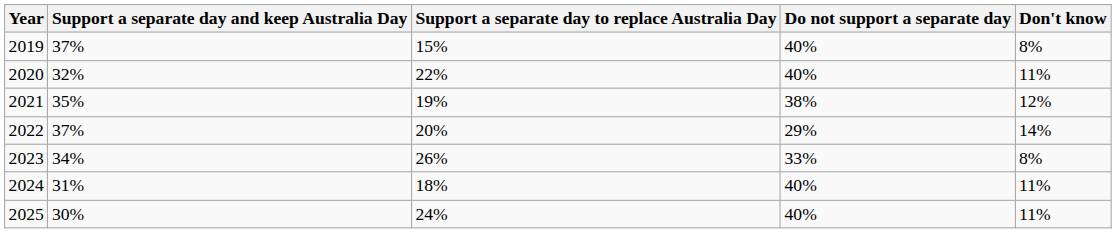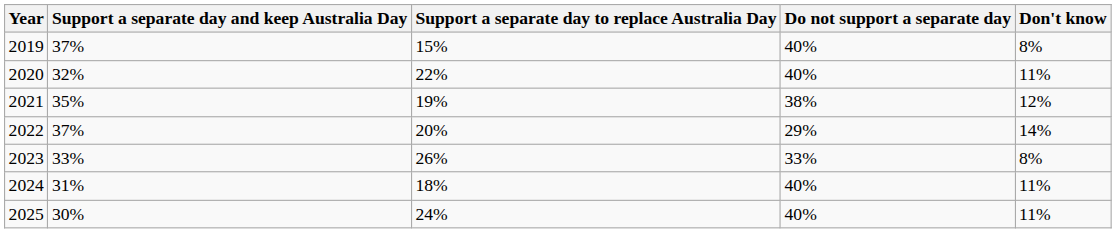(68, 158) 34% -> (68, 158) 33%
